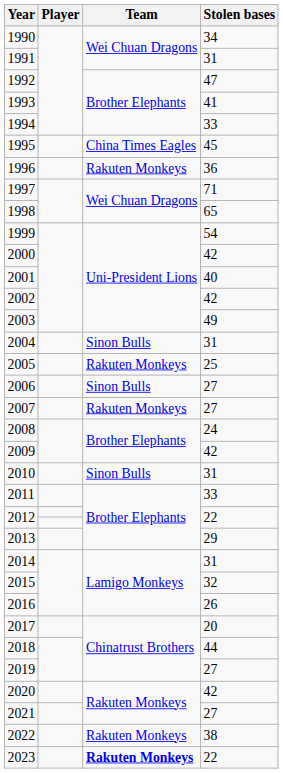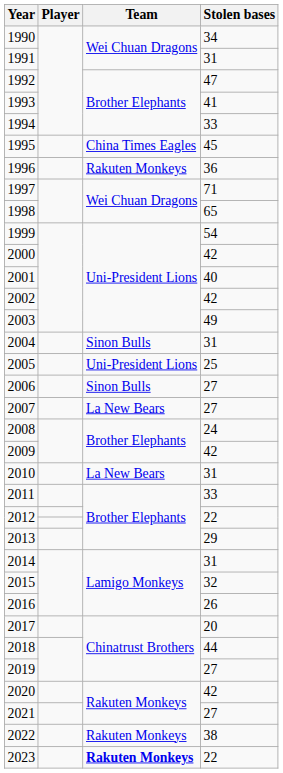(136, 364) Rakuten Monkeys -> (142, 364) Uni-President Lions
(136, 408) Rakuten Monkeys -> (125, 408) La New Bears
(118, 473) Sinon Bulls -> (125, 473) La New Bears
